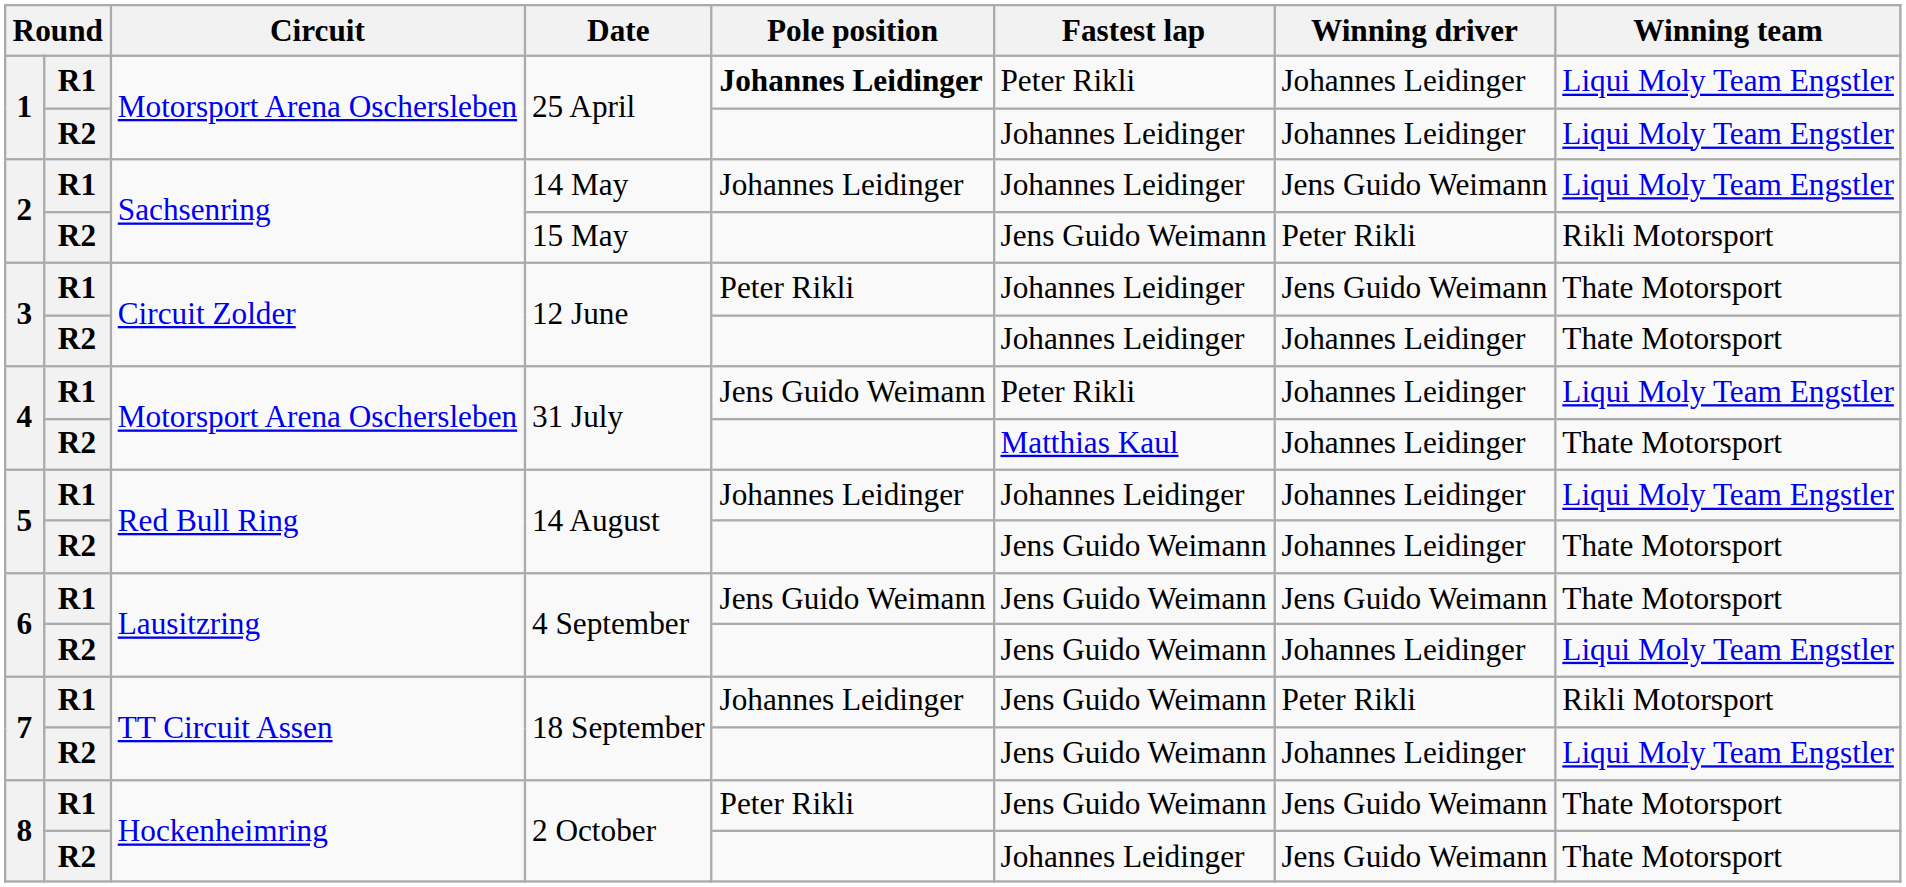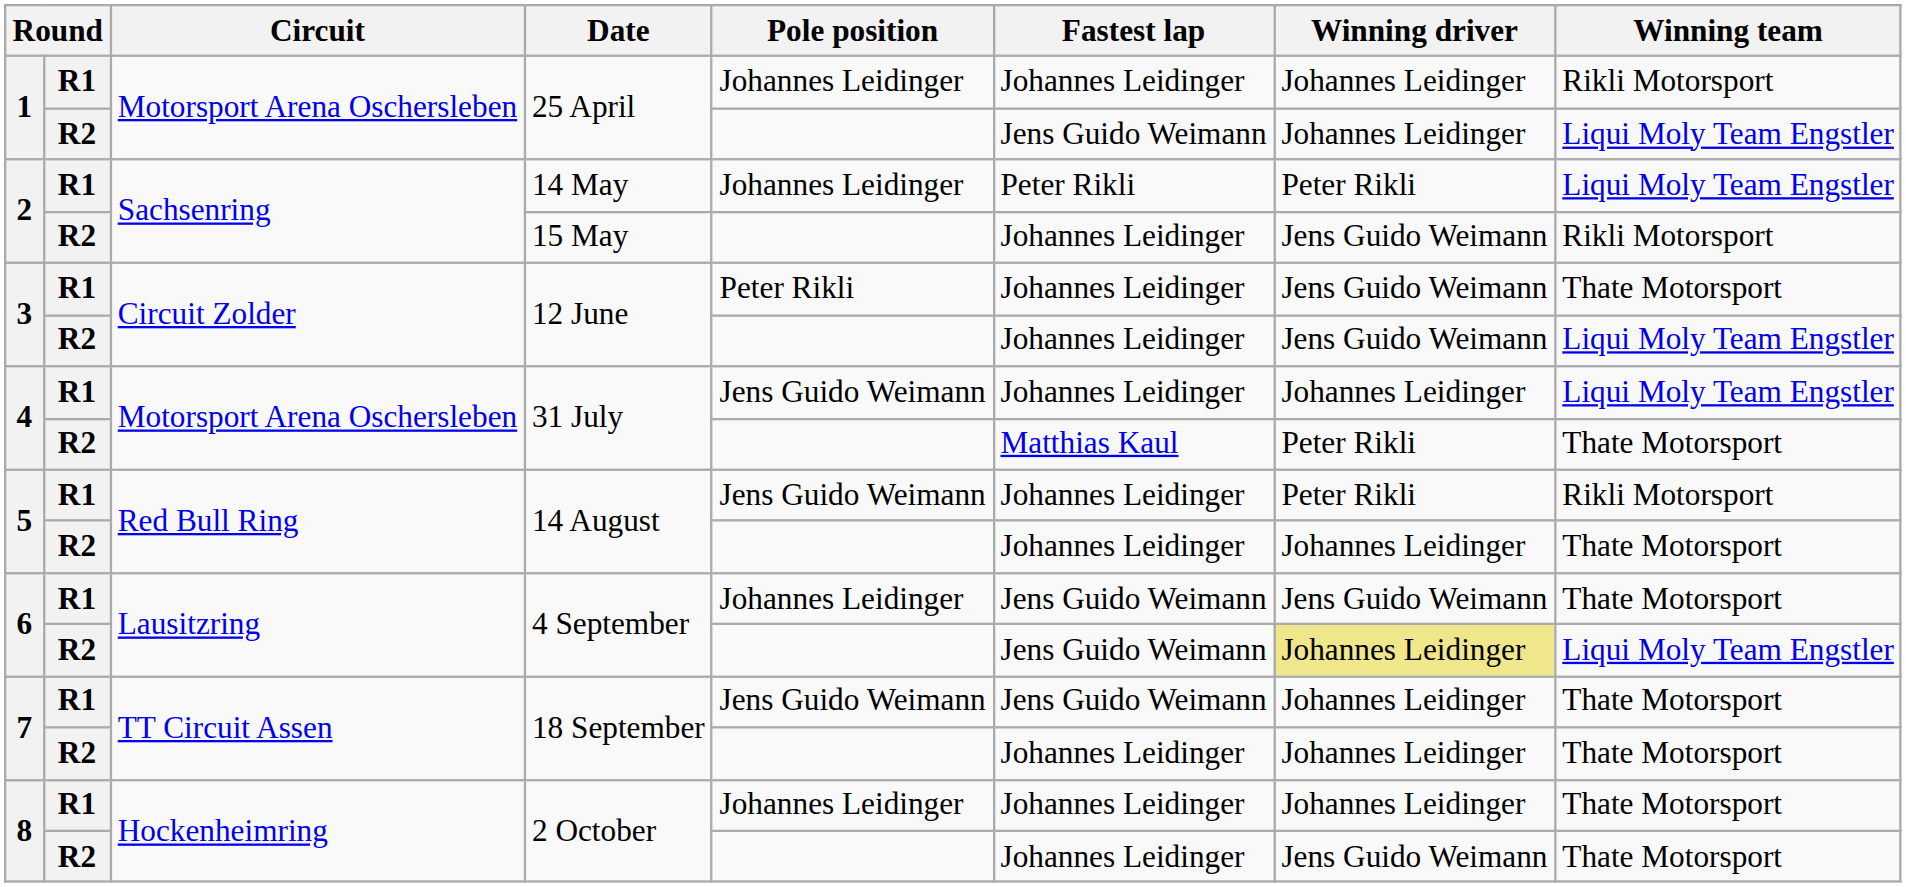(851, 81) bold -> (842, 81) normal
(1068, 81) Peter Rikli -> (1122, 81) Johannes Leidinger
(1728, 81) Liqui Moly Team Engstler -> (1668, 81) Rikli Motorsport
(1122, 133) Johannes Leidinger -> (1134, 133) Jens Guido Weimann
(1122, 184) Johannes Leidinger -> (1068, 184) Peter Rikli
(1414, 184) Jens Guido Weimann -> (1349, 184) Peter Rikli
(1134, 236) Jens Guido Weimann -> (1122, 236) Johannes Leidinger
(1349, 236) Peter Rikli -> (1414, 236) Jens Guido Weimann
(1403, 339) Johannes Leidinger -> (1414, 339) Jens Guido Weimann
(1672, 339) Thate Motorsport -> (1728, 339) Liqui Moly Team Engstler
(1068, 391) Peter Rikli -> (1122, 391) Johannes Leidinger
(1403, 442) Johannes Leidinger -> (1349, 442) Peter Rikli
(842, 494) Johannes Leidinger -> (853, 494) Jens Guido Weimann
(1403, 494) Johannes Leidinger -> (1349, 494) Peter Rikli
(1728, 494) Liqui Moly Team Engstler -> (1668, 494) Rikli Motorsport
(1134, 545) Jens Guido Weimann -> (1122, 545) Johannes Leidinger
(853, 597) Jens Guido Weimann -> (842, 597) Johannes Leidinger
(1403, 649) no background -> (1403, 649) khaki background
(842, 700) Johannes Leidinger -> (853, 700) Jens Guido Weimann
(1349, 700) Peter Rikli -> (1403, 700) Johannes Leidinger
(1668, 700) Rikli Motorsport -> (1672, 700) Thate Motorsport
(1134, 752) Jens Guido Weimann -> (1122, 752) Johannes Leidinger
(1728, 752) Liqui Moly Team Engstler -> (1672, 752) Thate Motorsport
(787, 803) Peter Rikli -> (842, 803) Johannes Leidinger
(1134, 803) Jens Guido Weimann -> (1122, 803) Johannes Leidinger
(1414, 803) Jens Guido Weimann -> (1403, 803) Johannes Leidinger
